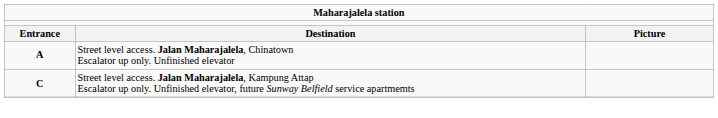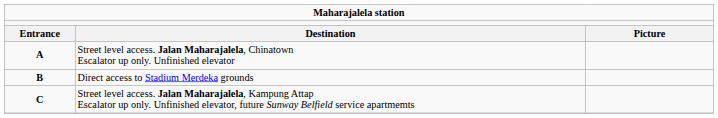+ row: (40, 77)
